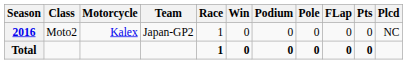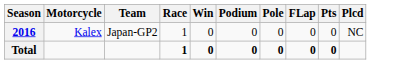- column: (62, 13)
